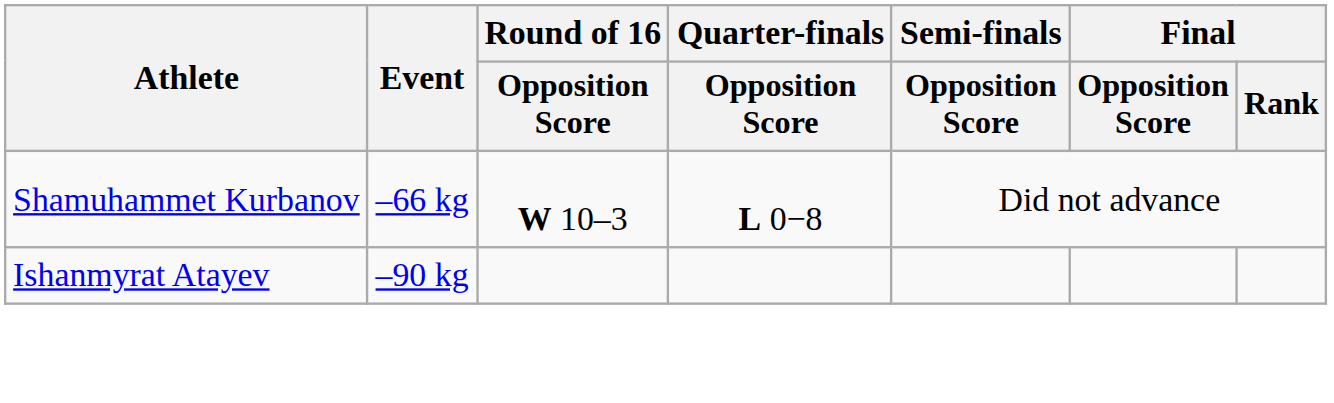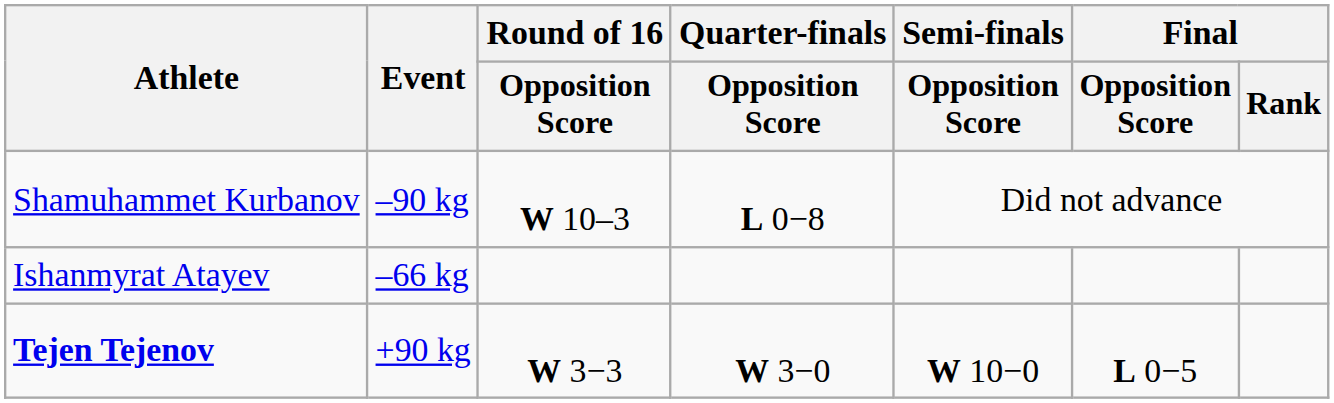(422, 198) –66 kg -> (422, 198) –90 kg
(422, 274) –90 kg -> (422, 274) –66 kg
+ row: (113, 350)
